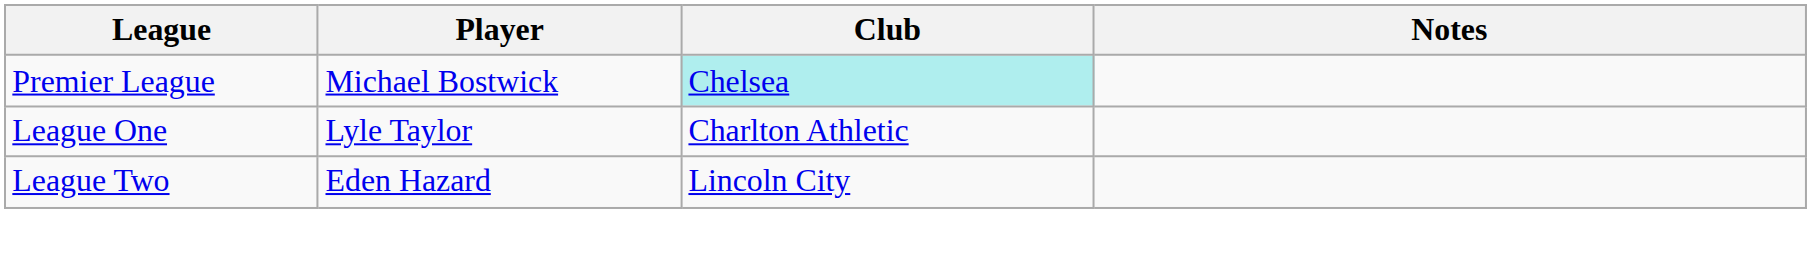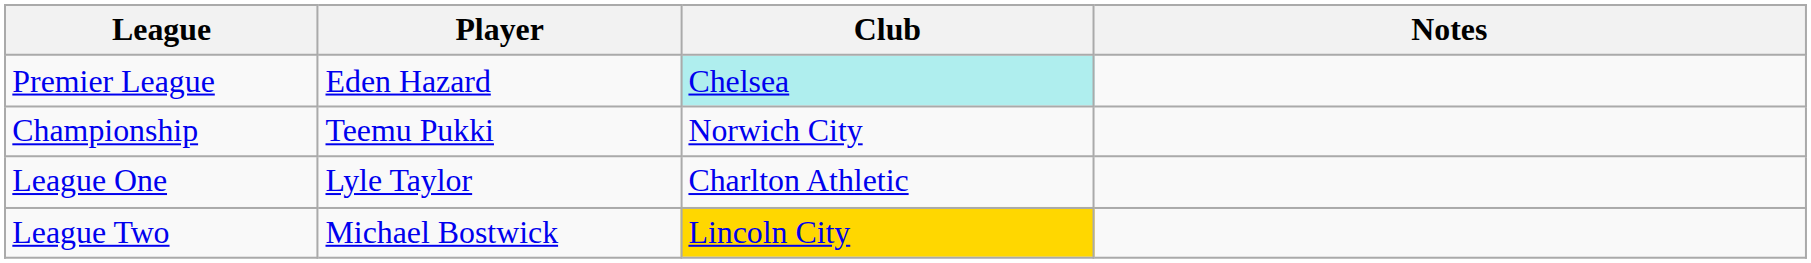(442, 80) Michael Bostwick -> (408, 80) Eden Hazard
+ row: (105, 130)
(408, 181) Eden Hazard -> (442, 231) Michael Bostwick
(769, 181) no background -> (769, 231) gold background
